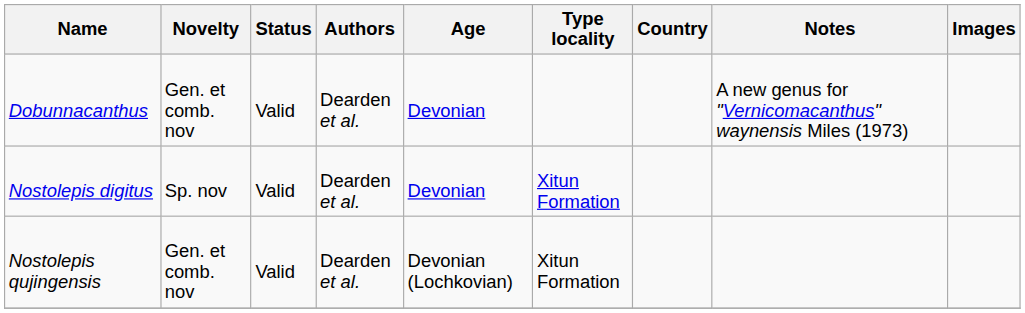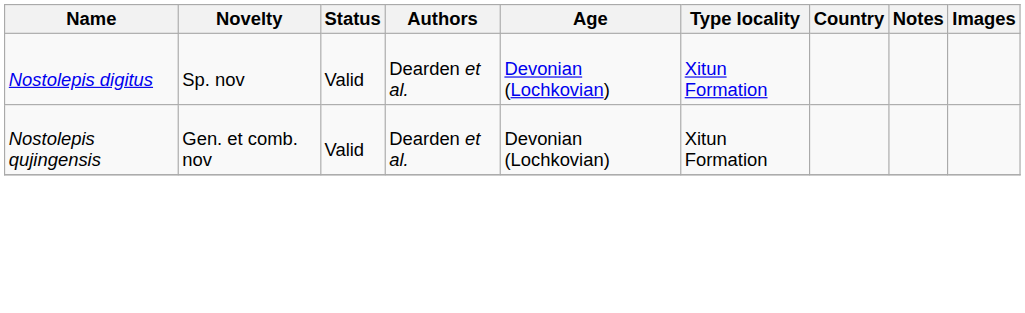- row: (78, 110)
(446, 191) Devonian -> (557, 79) Devonian (Lochkovian)
